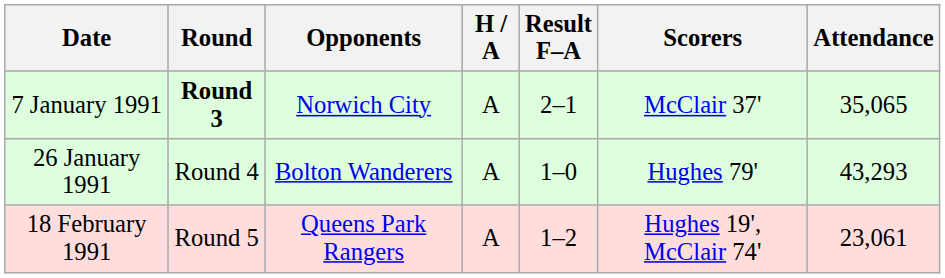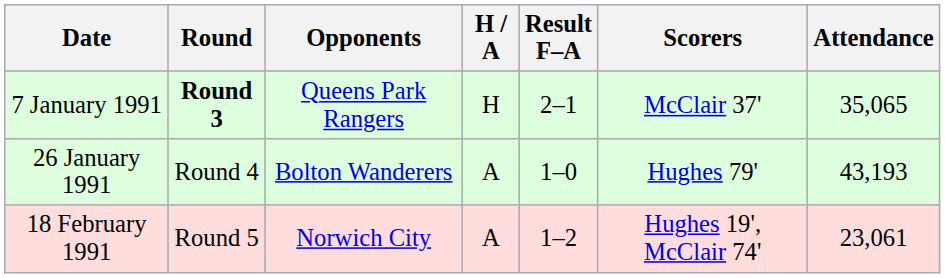(364, 104) Norwich City -> (364, 104) Queens Park Rangers
(491, 104) A -> (491, 104) H
(874, 171) 43,293 -> (874, 171) 43,193
(364, 238) Queens Park Rangers -> (364, 238) Norwich City
